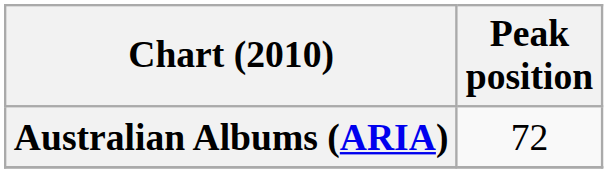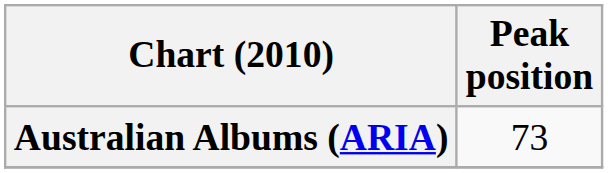(529, 136) 72 -> (529, 136) 73
